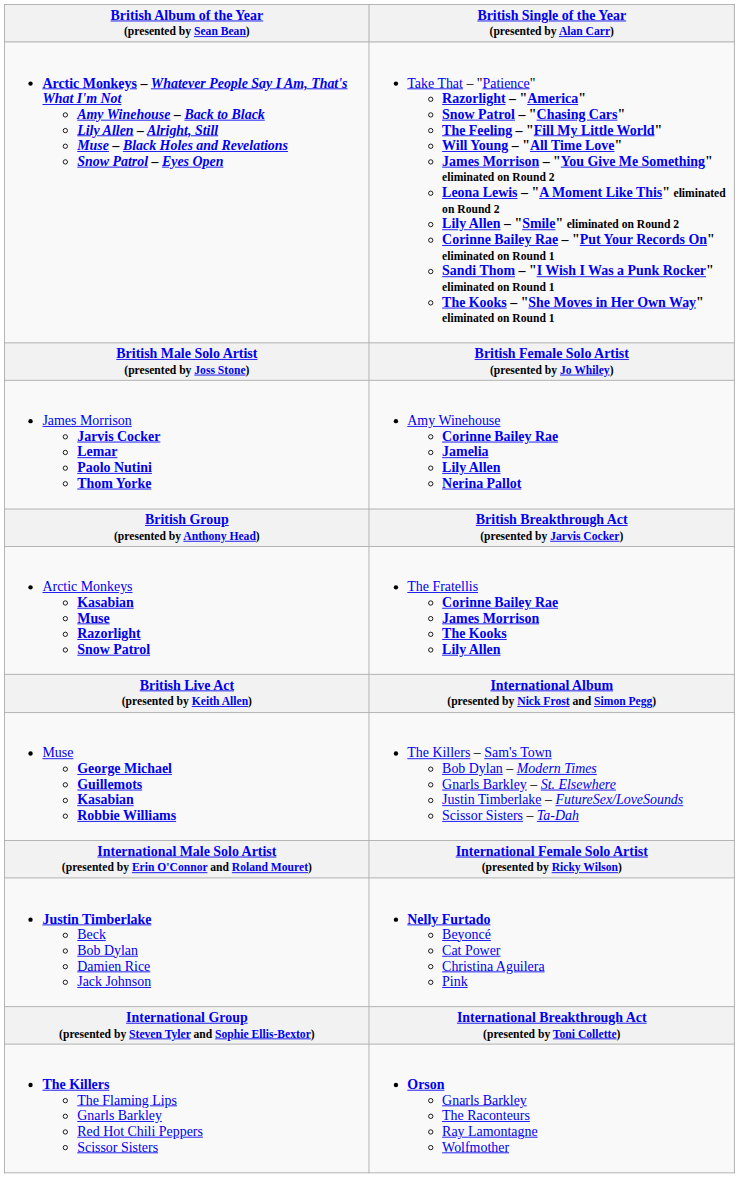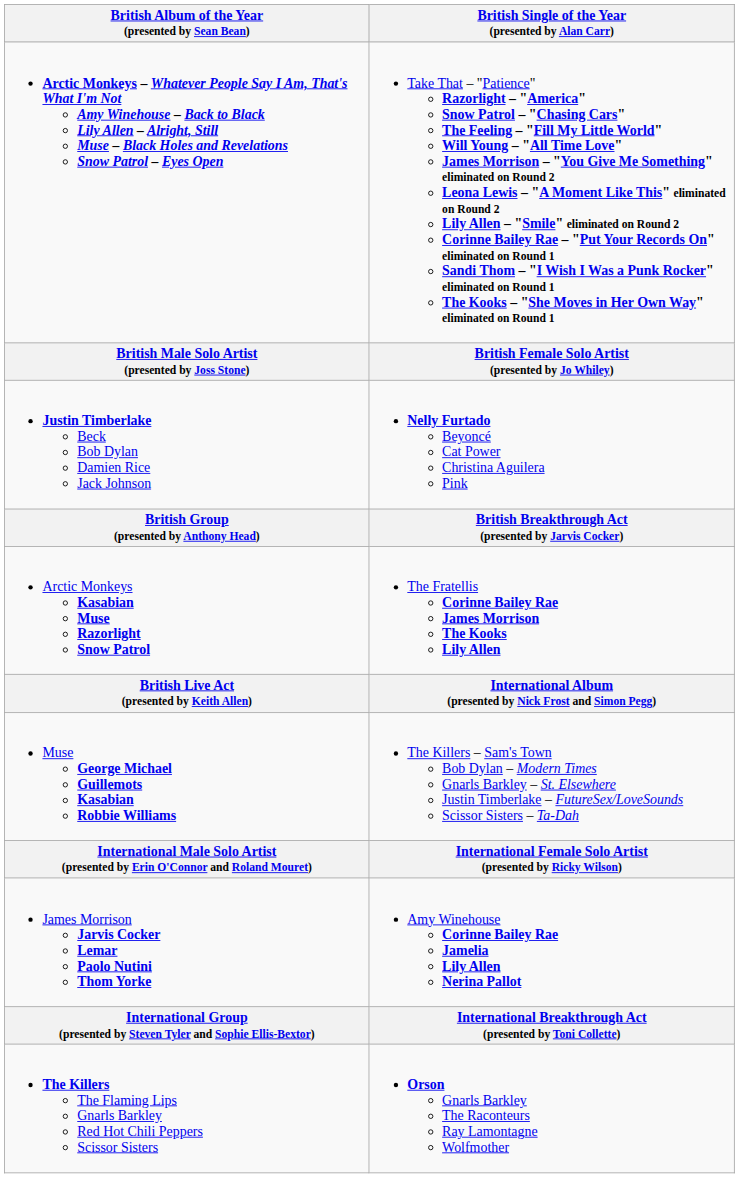rows swapped: (187, 452) <-> (187, 950)
